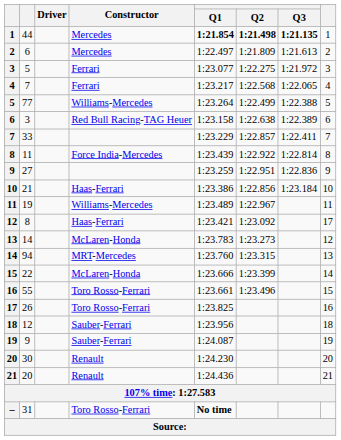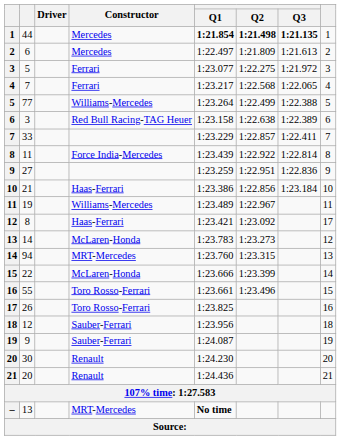(27, 409) 31 -> (27, 409) 13
(111, 409) Toro Rosso-Ferrari -> (104, 409) MRT-Mercedes
